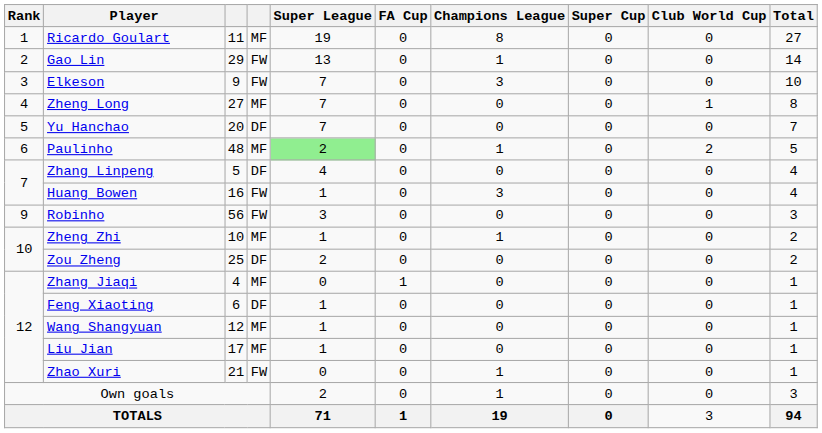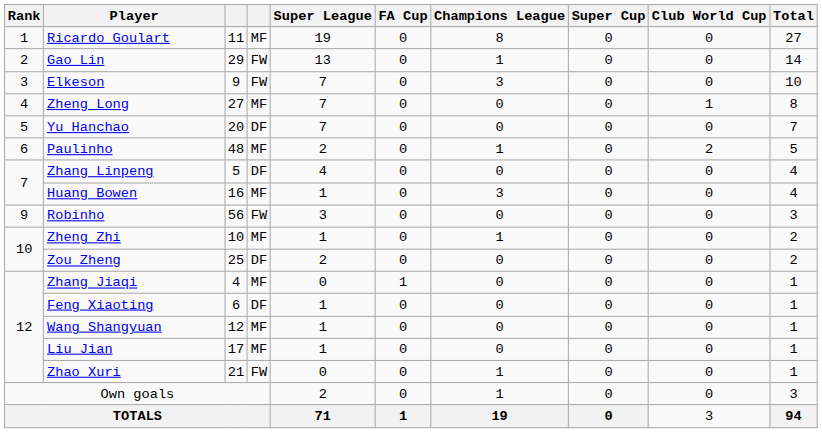(323, 149) lightgreen background -> (323, 149) no background
(259, 194) FW -> (259, 194) MF
